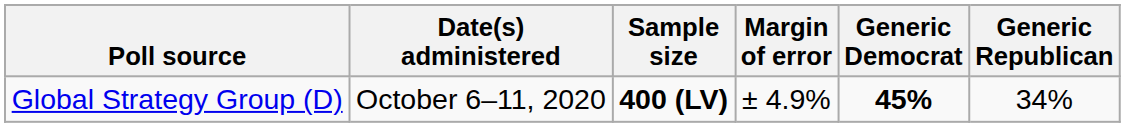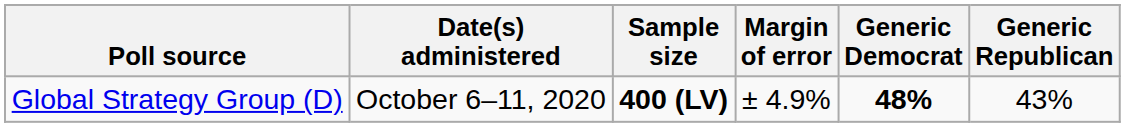(904, 99) 45% -> (904, 99) 48%
(1044, 99) 34% -> (1044, 99) 43%
